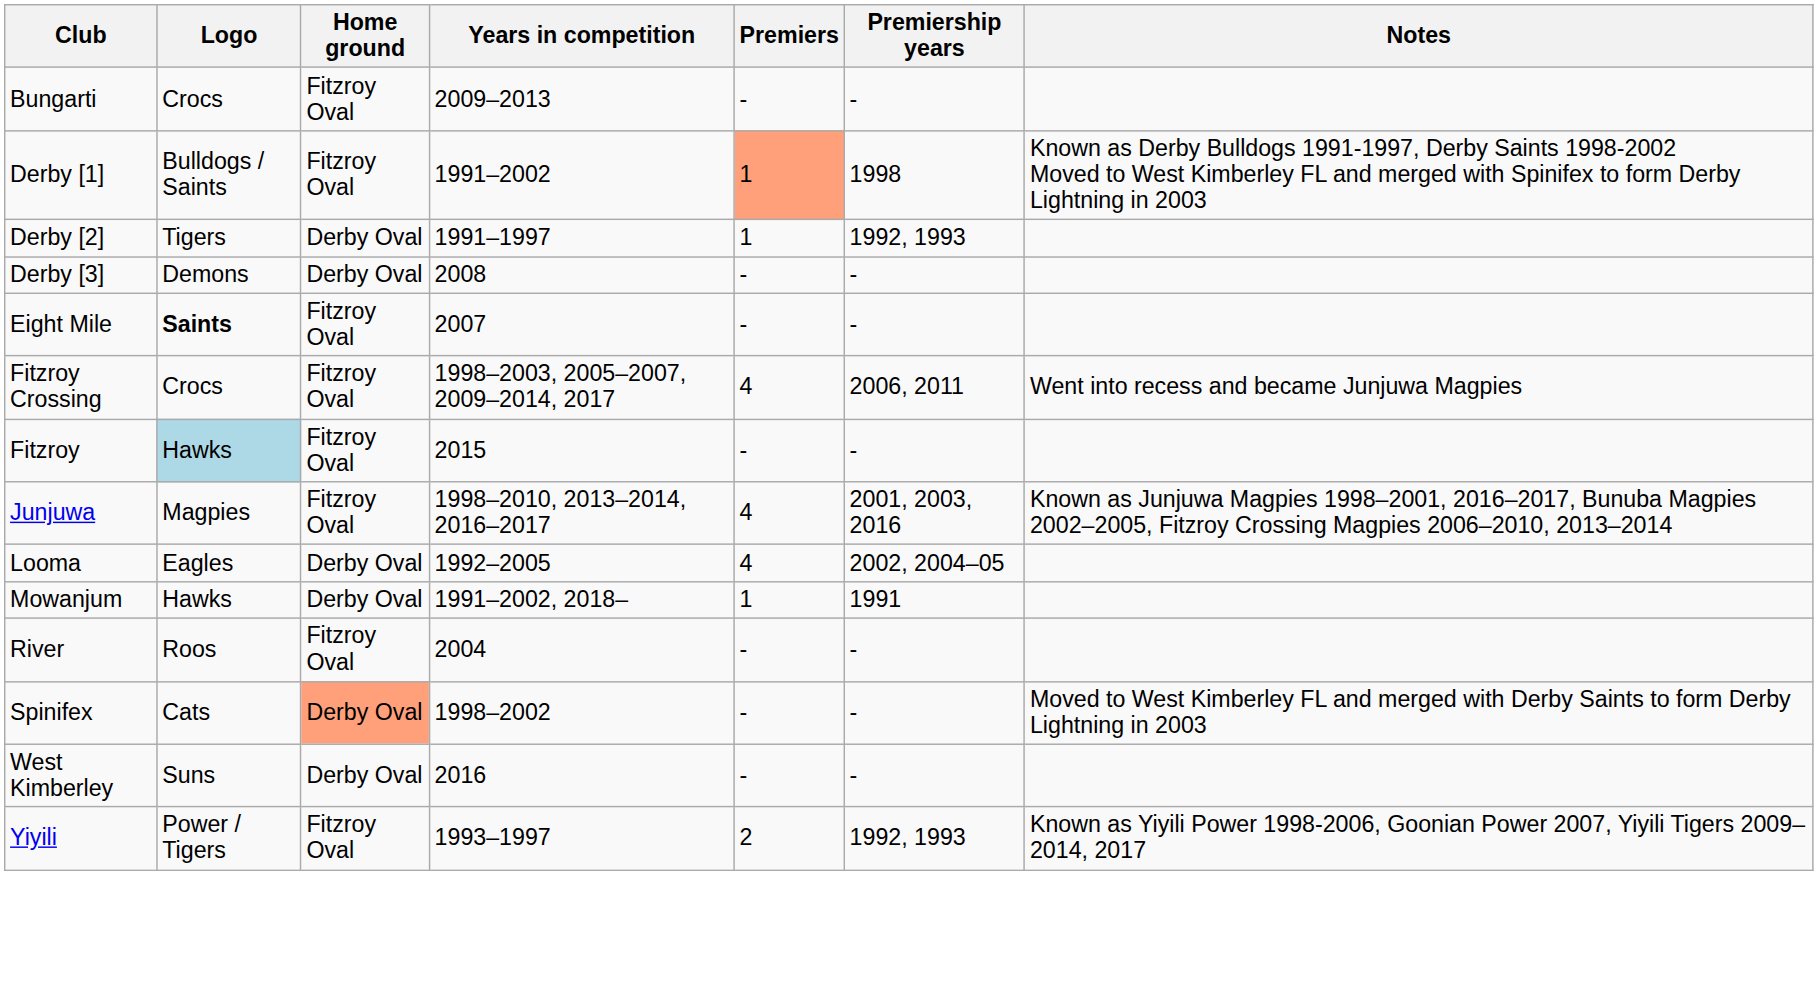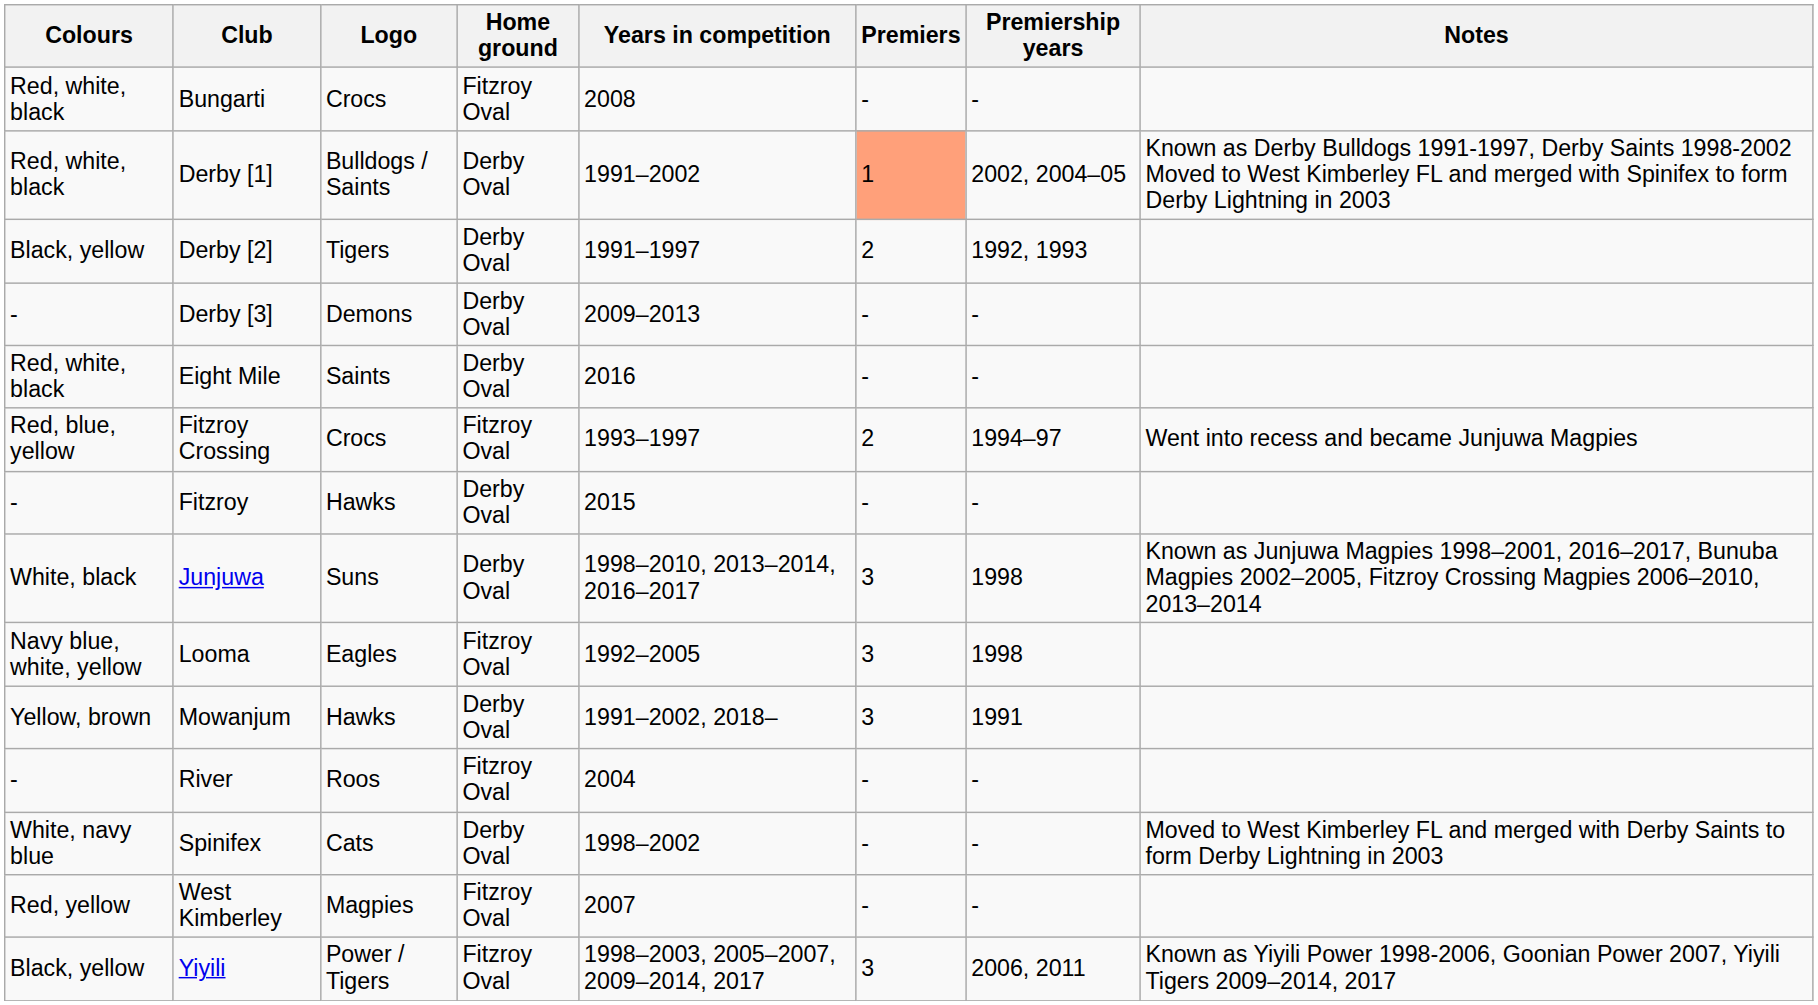+ column: (89, 35)
(493, 98) 2009–2013 -> (610, 98) 2008
(341, 174) Fitzroy Oval -> (493, 174) Derby Oval
(875, 174) 1998 -> (1049, 174) 2002, 2004–05
(746, 237) 1 -> (868, 250) 2
(460, 274) 2008 -> (642, 313) 2009–2013
(197, 324) bold -> (358, 376) normal
(341, 324) Fitzroy Oval -> (493, 376) Derby Oval
(460, 324) 2007 -> (610, 376) 2016
(560, 387) 1998–2003, 2005–2007, 2009–2014, 2017 -> (642, 439) 1993–1997
(746, 387) 4 -> (868, 439) 2
(907, 387) 2006, 2011 -> (1016, 439) 1994–97
(197, 450) lightblue background -> (361, 502) no background
(341, 450) Fitzroy Oval -> (493, 502) Derby Oval
(206, 512) Magpies -> (352, 578) Suns
(341, 512) Fitzroy Oval -> (493, 578) Derby Oval
(746, 512) 4 -> (868, 578) 3
(911, 512) 2001, 2003, 2016 -> (997, 578) 1998
(364, 562) Derby Oval -> (497, 654) Fitzroy Oval
(746, 562) 4 -> (868, 654) 3
(927, 562) 2002, 2004–05 -> (997, 654) 1998
(746, 599) 1 -> (868, 717) 3
(364, 712) lightsalmon background -> (493, 842) no background
(189, 775) Suns -> (370, 905) Magpies
(364, 775) Derby Oval -> (497, 905) Fitzroy Oval
(460, 775) 2016 -> (610, 905) 2007
(493, 838) 1993–1997 -> (710, 968) 1998–2003, 2005–2007, 2009–2014, 2017
(746, 838) 2 -> (868, 968) 3
(908, 838) 1992, 1993 -> (1028, 968) 2006, 2011
